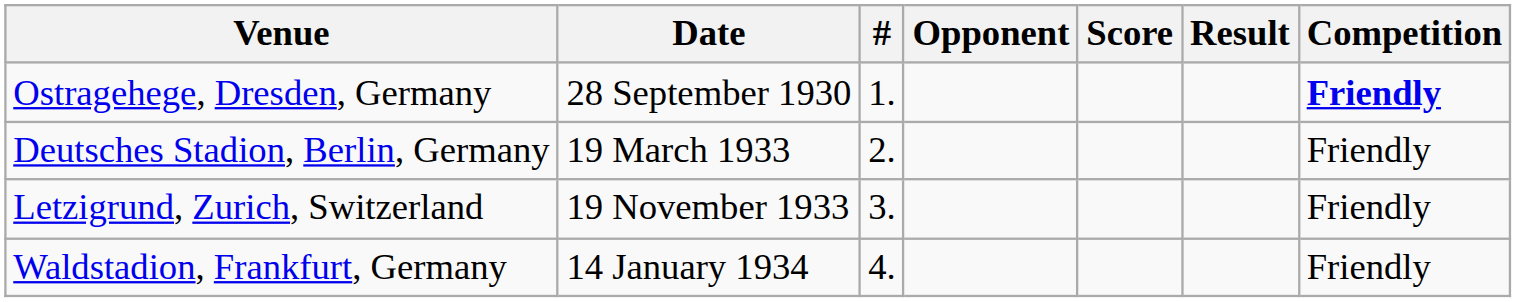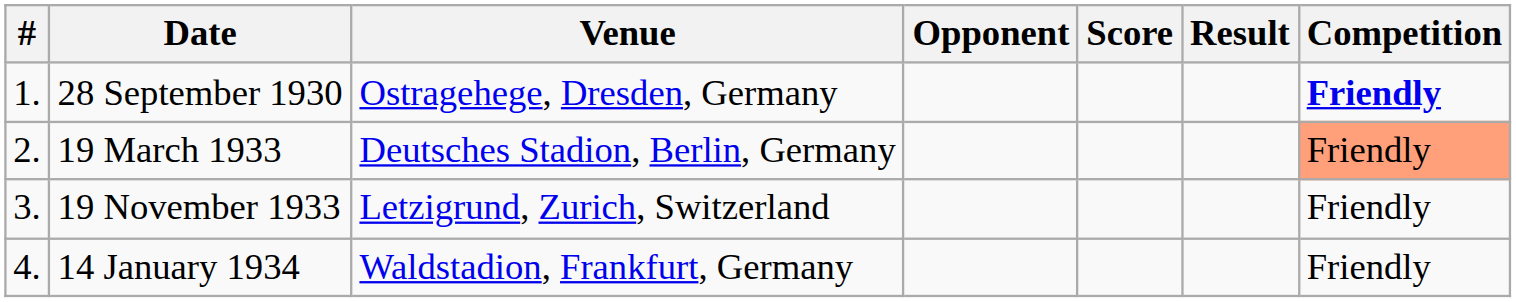columns swapped: (882, 33) <-> (281, 33)
(1369, 149) no background -> (1369, 149) lightsalmon background
